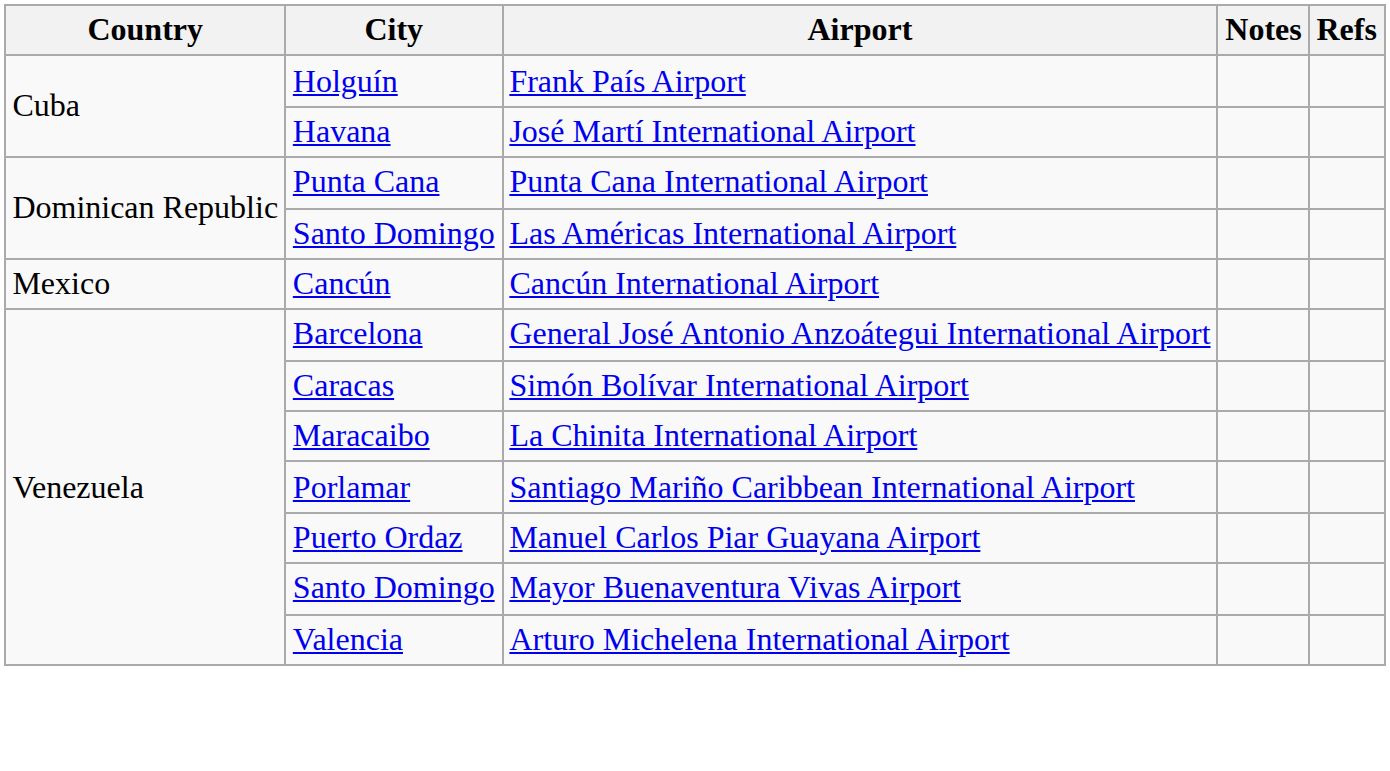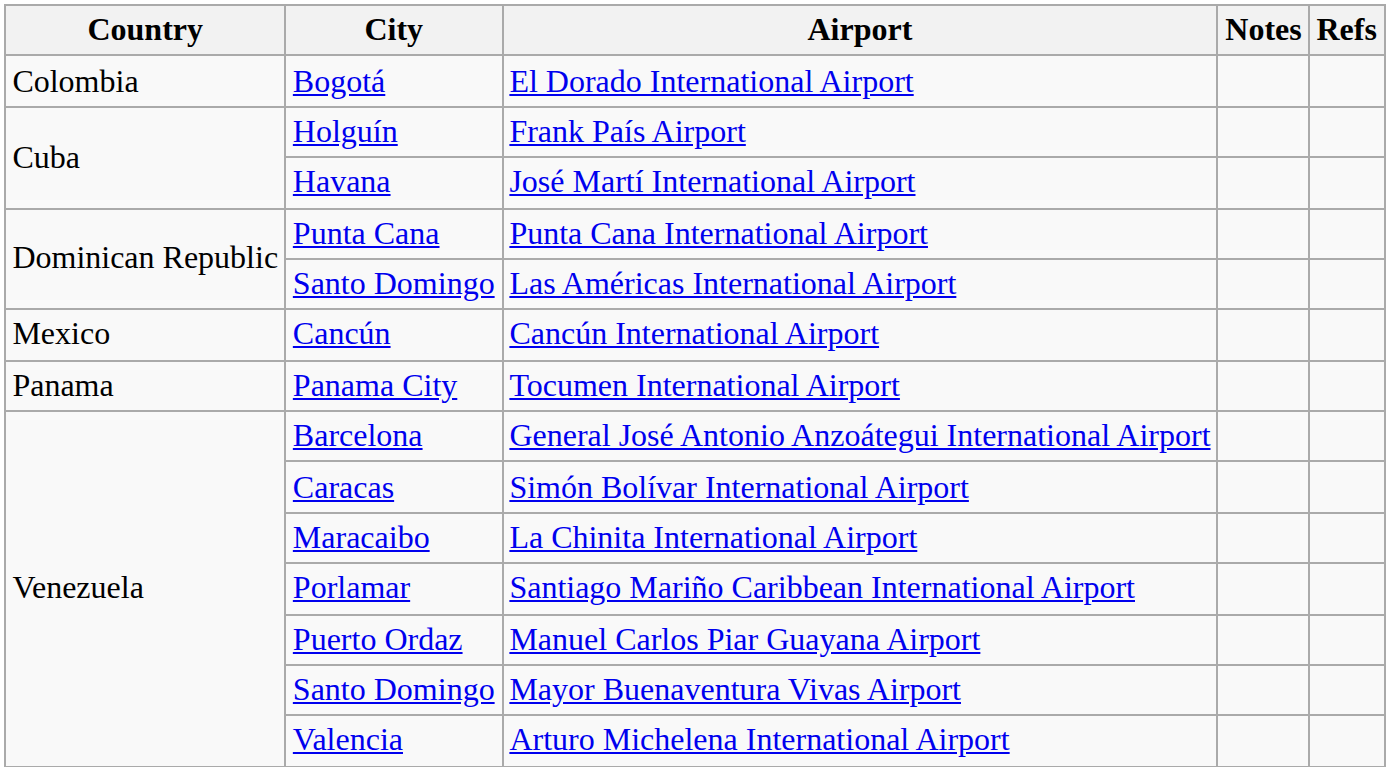+ row: (712, 80)
+ row: (705, 385)
